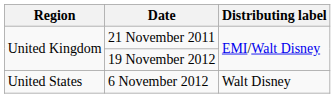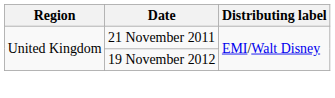- row: (158, 81)
